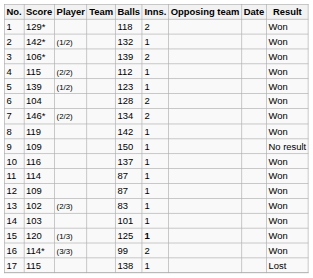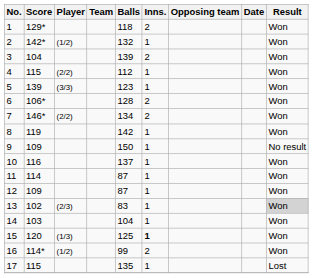(36, 57) 106* -> (34, 57) 104
(65, 87) (1/2) -> (65, 87) (3/3)
(34, 101) 104 -> (36, 101) 106*
(278, 206) no background -> (278, 206) lightgrey background
(125, 221) 101 -> (125, 221) 104
(65, 252) (3/3) -> (65, 252) (1/2)
(125, 266) 138 -> (125, 266) 135
